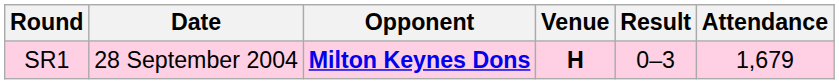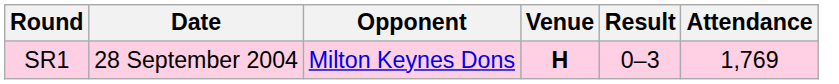(420, 59) bold -> (412, 59) normal
(765, 59) 1,679 -> (750, 59) 1,769
